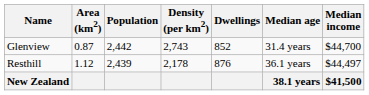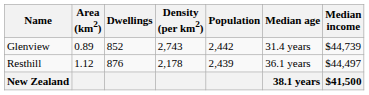columns swapped: (132, 20) <-> (237, 20)
(84, 46) 0.87 -> (84, 46) 0.89
(343, 46) $44,700 -> (343, 46) $44,739
